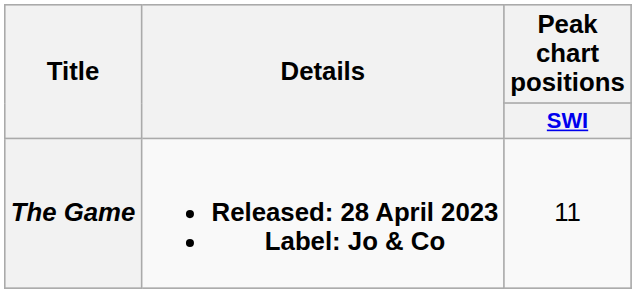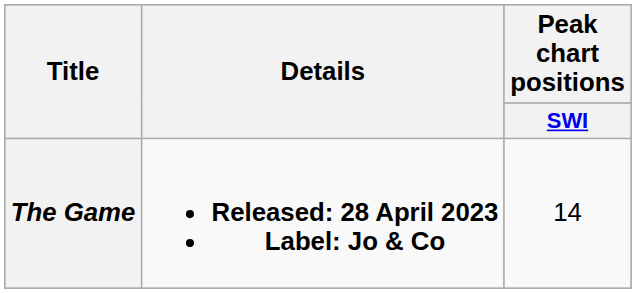(568, 212) 11 -> (568, 212) 14
